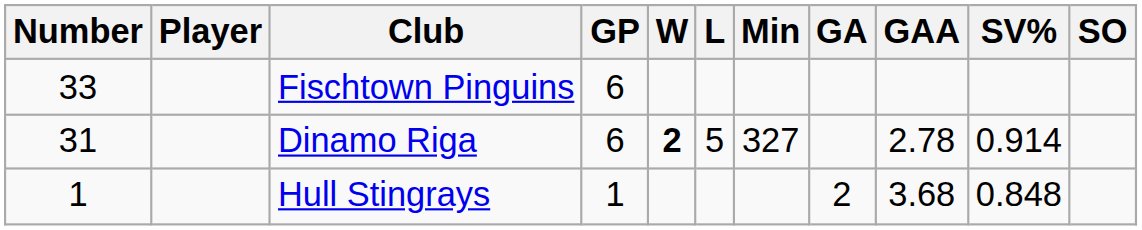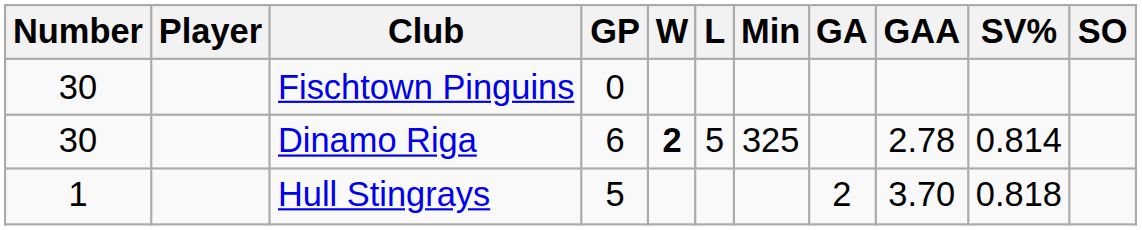(78, 86) 33 -> (78, 86) 30
(615, 86) 6 -> (615, 86) 0
(78, 140) 31 -> (78, 140) 30
(771, 140) 327 -> (771, 140) 325
(1019, 140) 0.914 -> (1019, 140) 0.814
(615, 195) 1 -> (615, 195) 5
(922, 195) 3.68 -> (922, 195) 3.70
(1019, 195) 0.848 -> (1019, 195) 0.818
